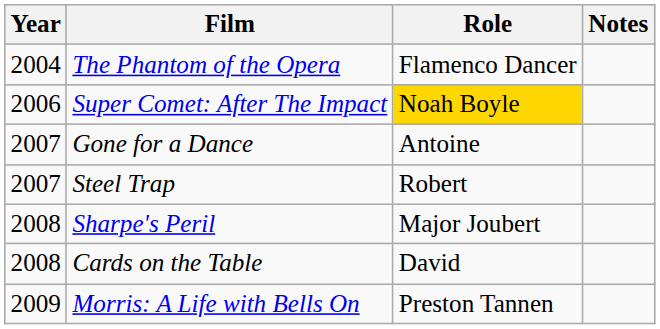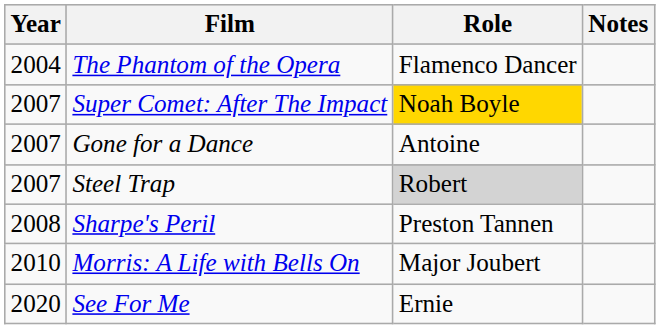(36, 104) 2006 -> (36, 104) 2007
(433, 183) no background -> (433, 183) lightgrey background
(470, 223) Major Joubert -> (476, 223) Preston Tannen
- row: (167, 263)
(36, 303) 2009 -> (36, 263) 2010
(476, 303) Preston Tannen -> (470, 263) Major Joubert
+ row: (131, 303)
